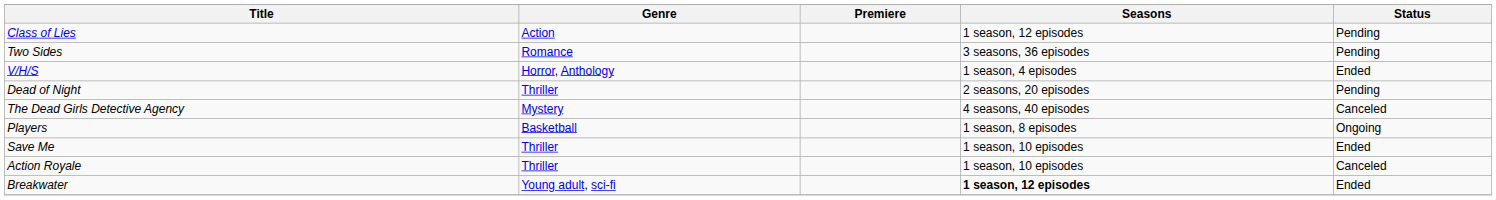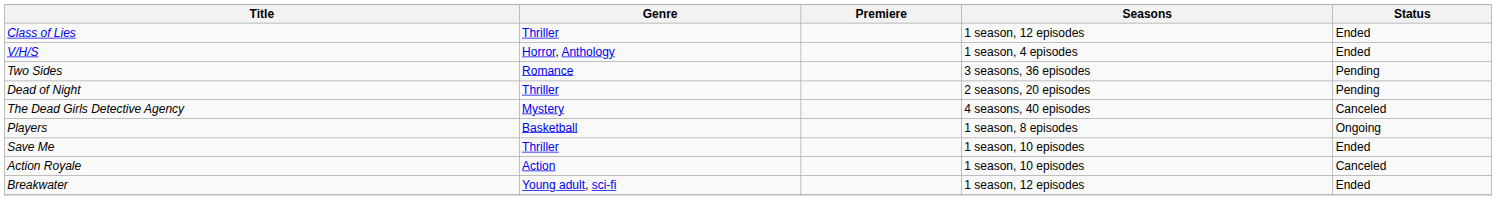(538, 33) Action -> (540, 33) Thriller
(1358, 33) Pending -> (1353, 33) Ended
rows swapped: (23, 71) <-> (35, 52)
(540, 166) Thriller -> (539, 166) Action
(1026, 185) bold -> (1024, 185) normal
